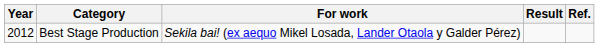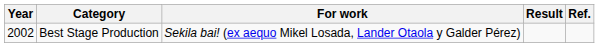(20, 33) 2012 -> (20, 33) 2002
